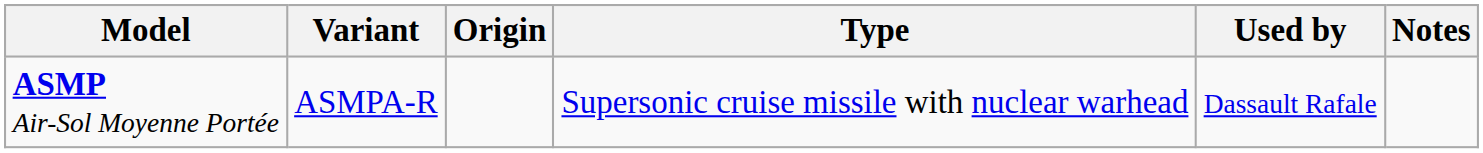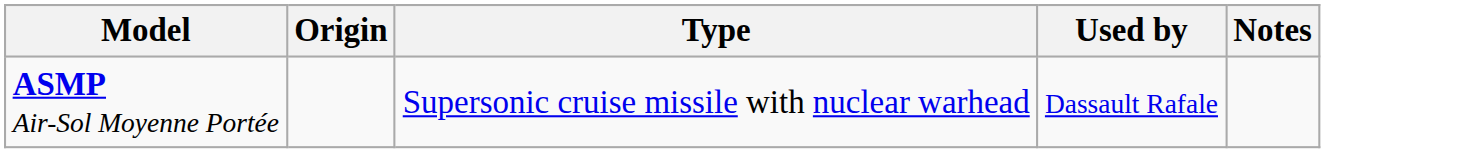- column: (366, 30)
